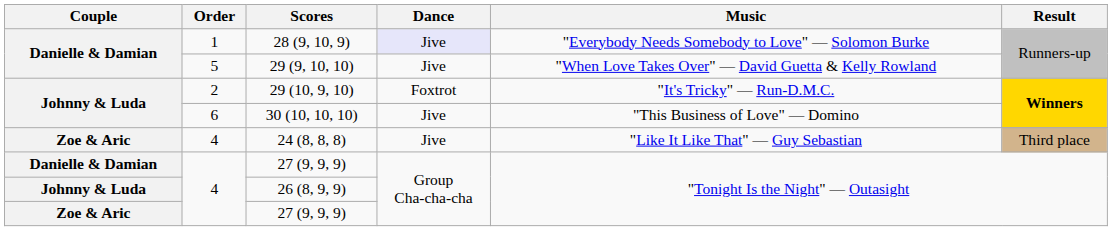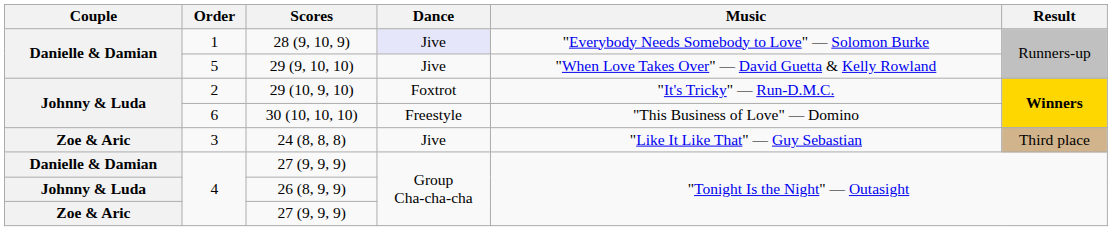(434, 115) Jive -> (434, 115) Freestyle
(214, 139) 4 -> (214, 139) 3
